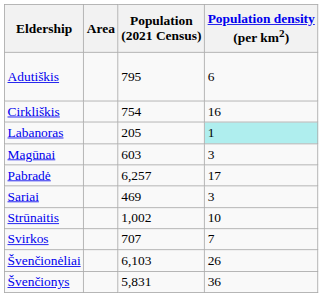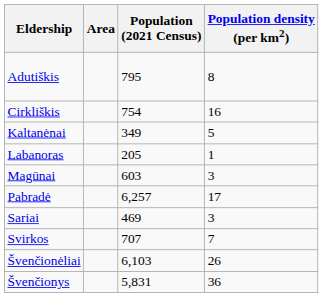(211, 76) 6 -> (211, 76) 8
+ row: (37, 132)
(211, 132) paleturquoise background -> (211, 154) no background
- row: (33, 218)
